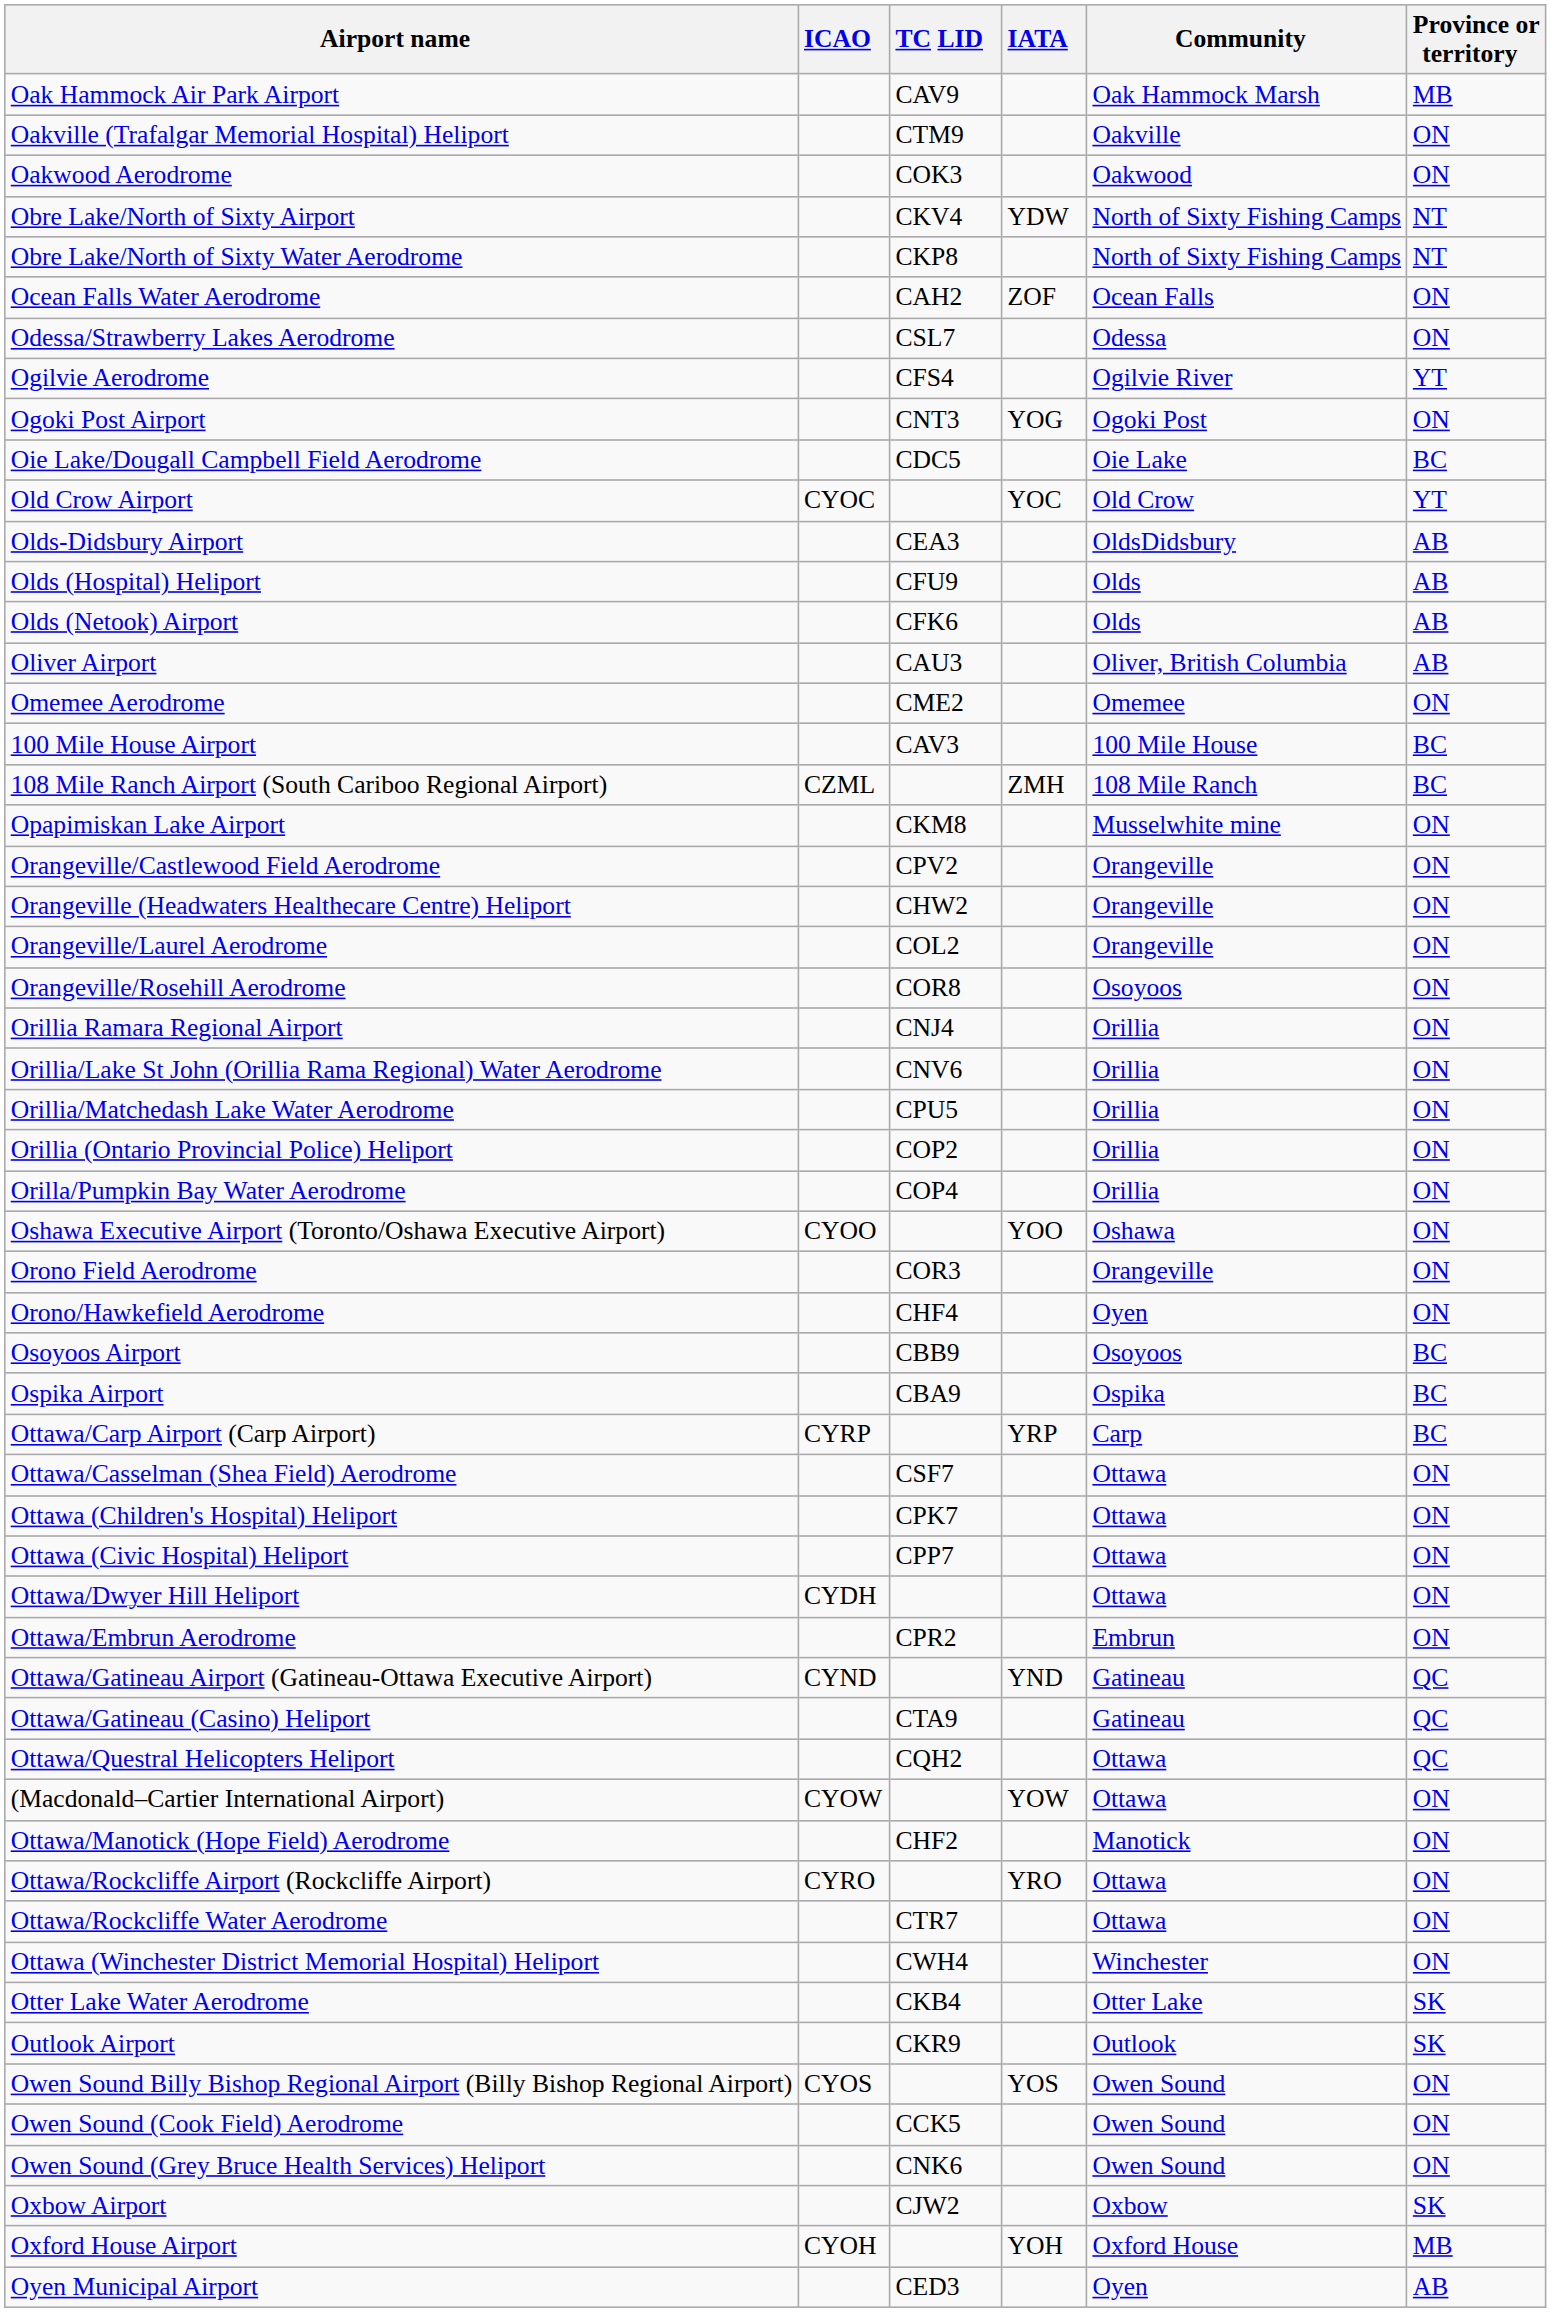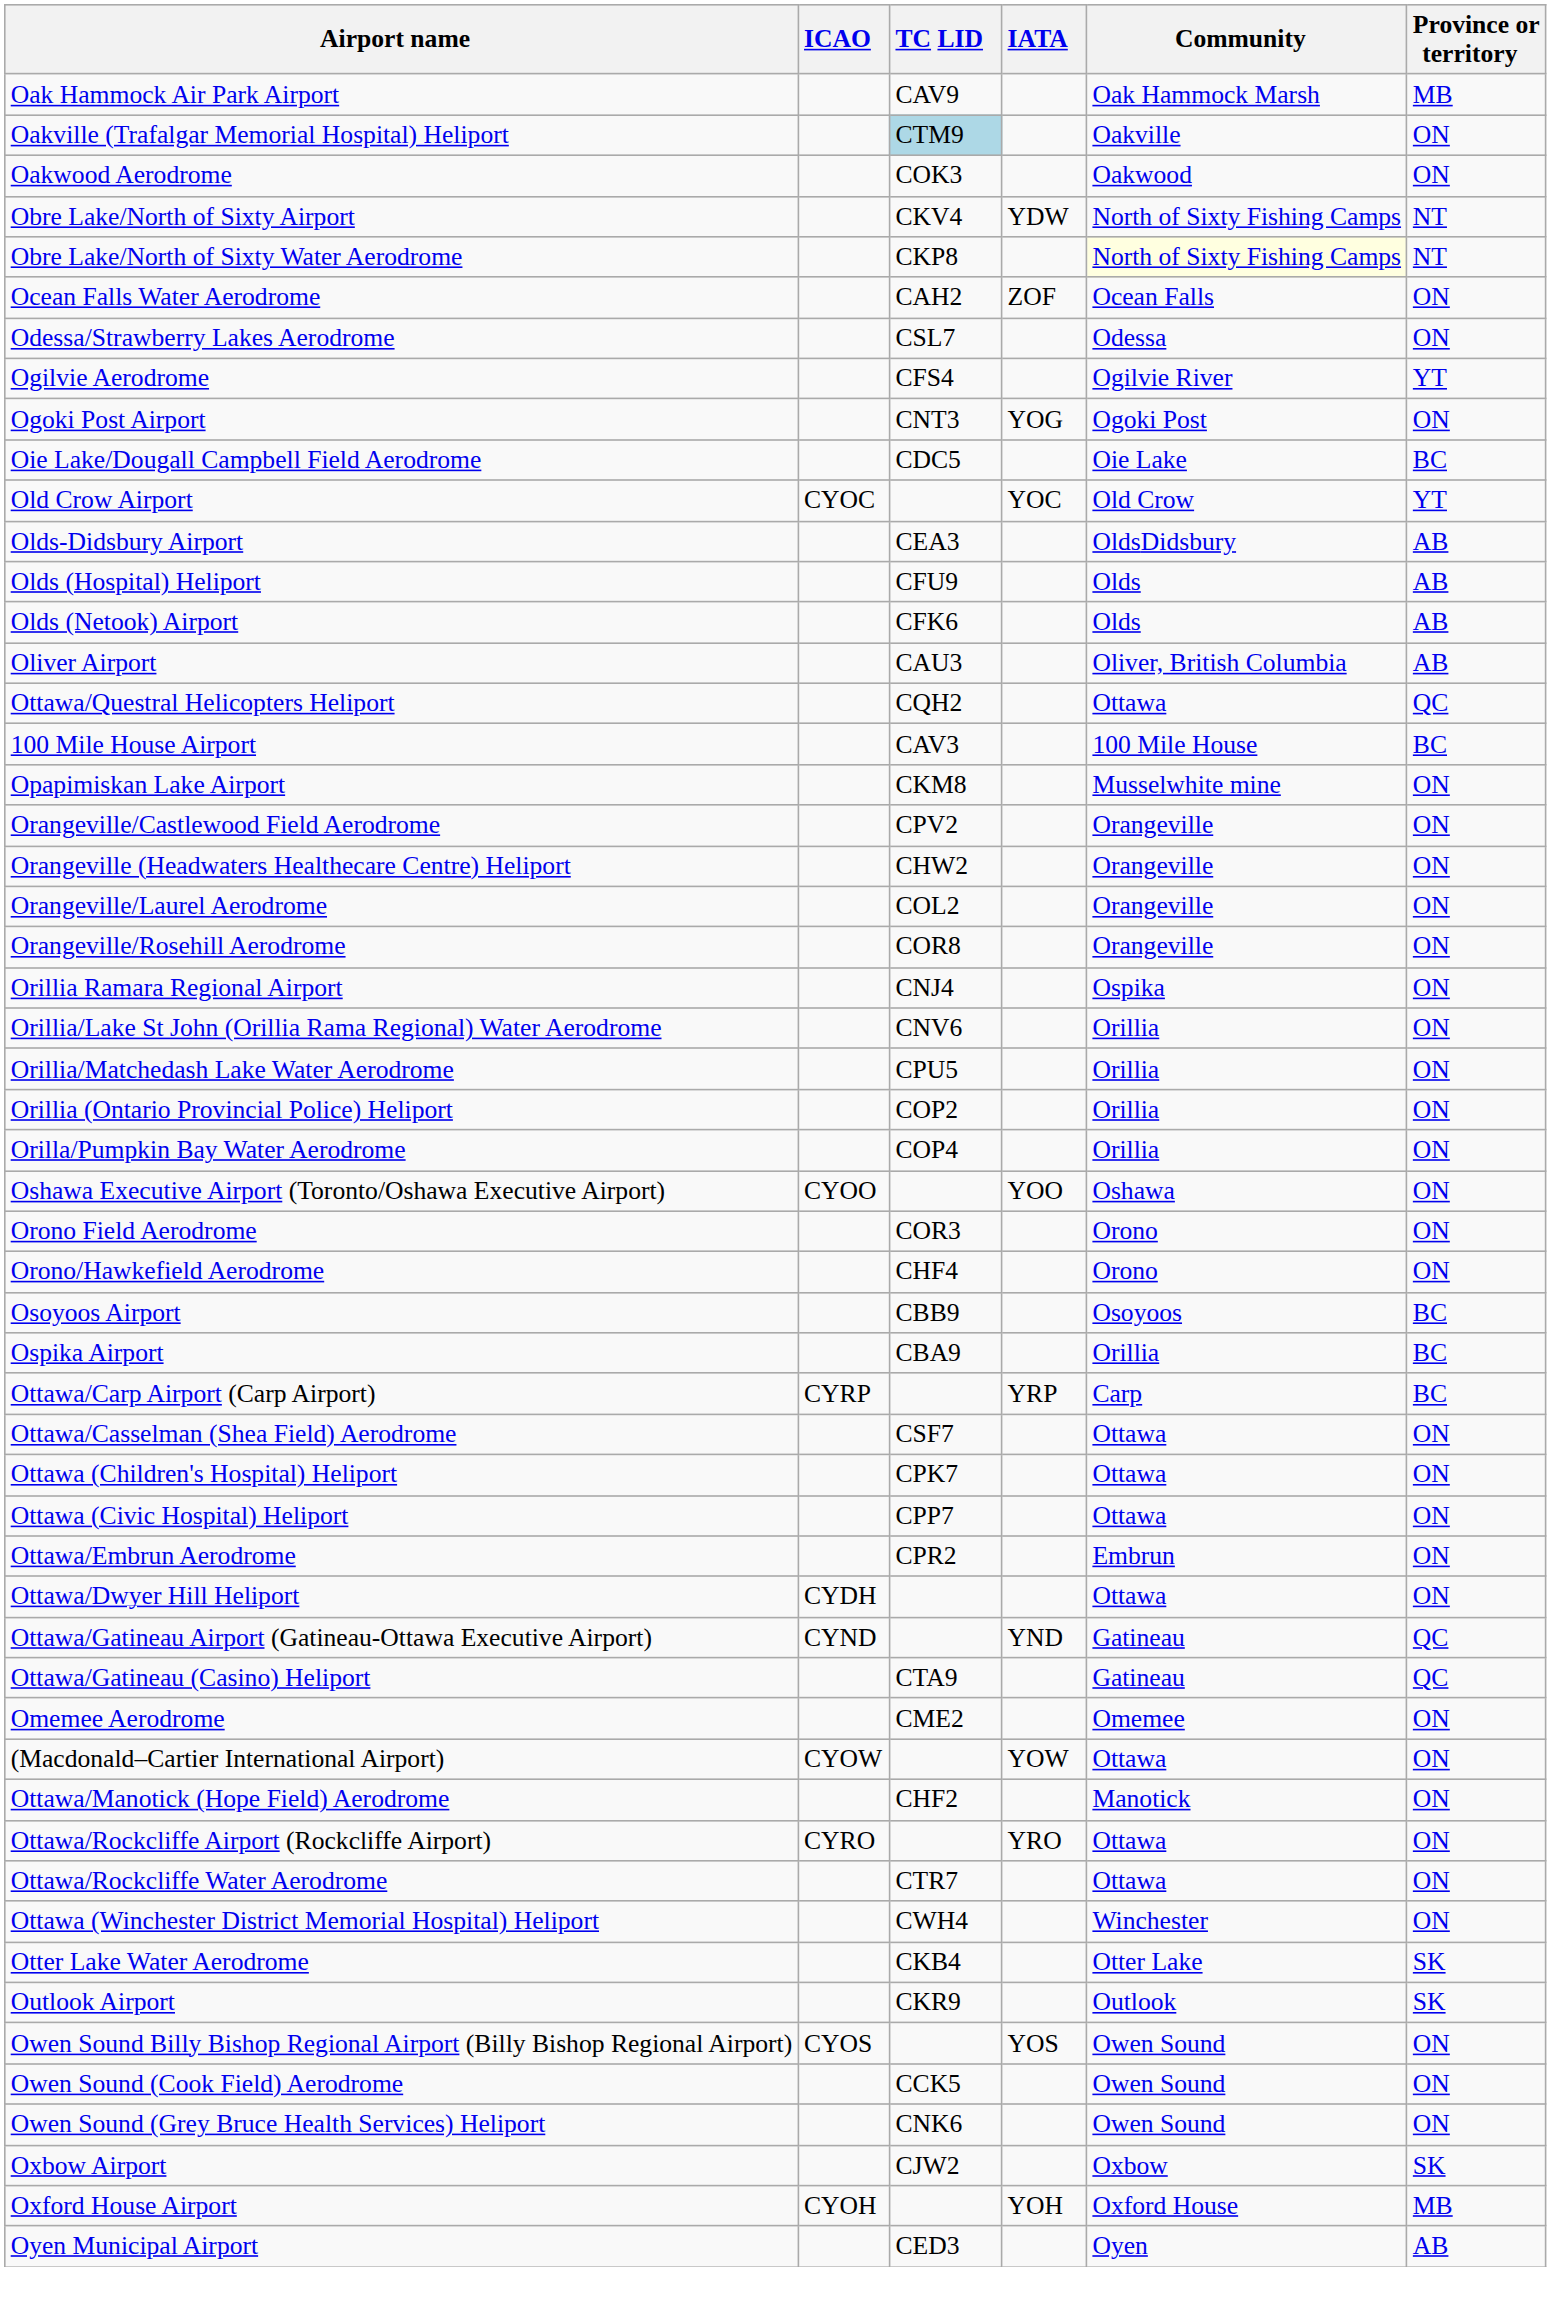(930, 134) no background -> (930, 134) lightblue background
(1247, 256) no background -> (1247, 256) lightyellow background
rows swapped: (118, 703) <-> (203, 1758)
- row: (309, 784)
(1137, 987) Osoyoos -> (1153, 946) Orangeville
(1126, 1028) Orillia -> (1129, 987) Ospika
(1153, 1271) Orangeville -> (1125, 1230) Orono
(1120, 1312) Oyen -> (1125, 1271) Orono
(1129, 1393) Ospika -> (1126, 1352) Orillia
rows swapped: (155, 1596) <-> (153, 1636)
